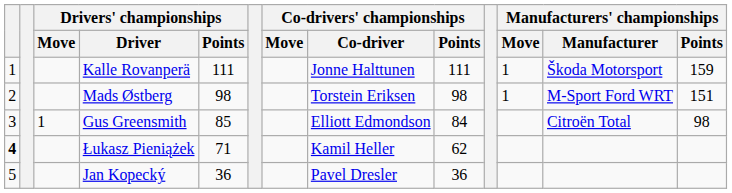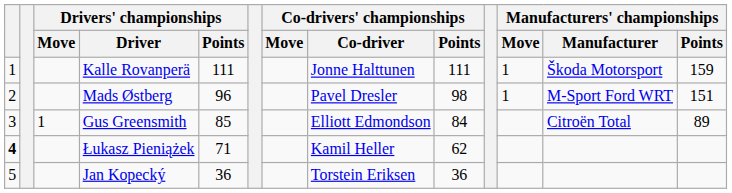(223, 95) 98 -> (223, 95) 96
(363, 95) Torstein Eriksen -> (354, 95) Pavel Dresler
(702, 122) 98 -> (702, 122) 89
(354, 174) Pavel Dresler -> (363, 174) Torstein Eriksen
